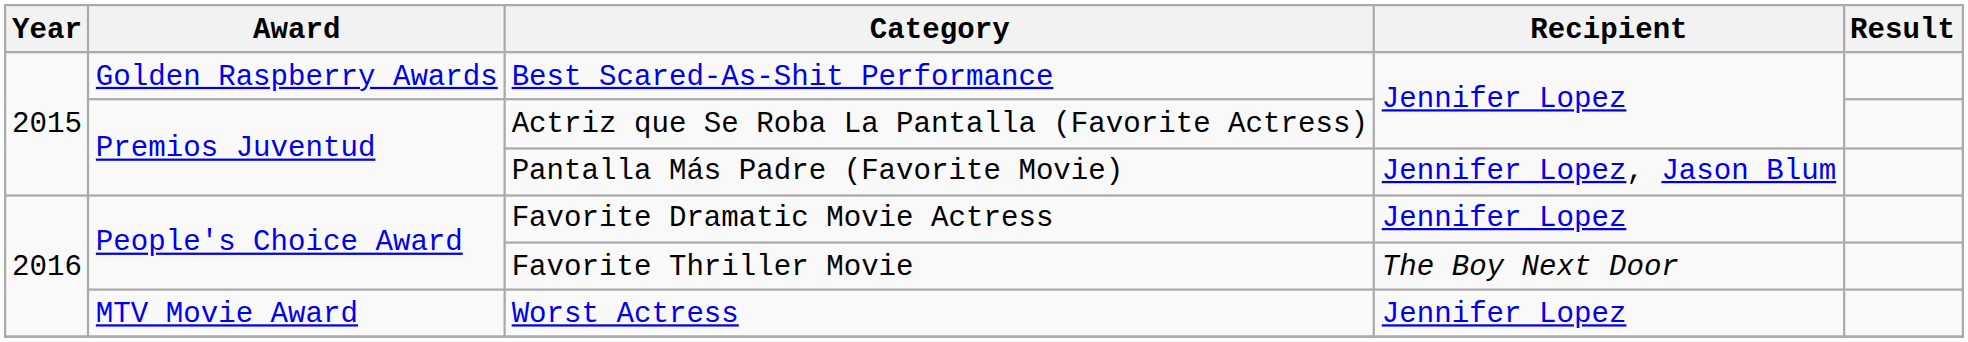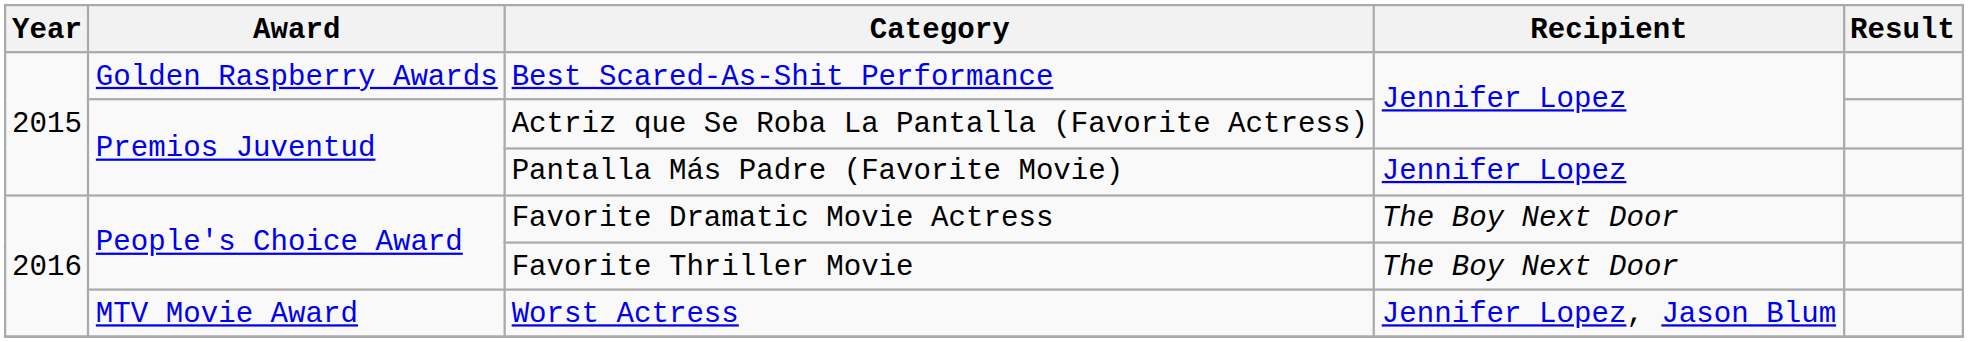(1609, 171) Jennifer Lopez, Jason Blum -> (1504, 171) Jennifer Lopez
(1504, 219) Jennifer Lopez -> (1530, 219) The Boy Next Door
(1504, 314) Jennifer Lopez -> (1609, 314) Jennifer Lopez, Jason Blum
